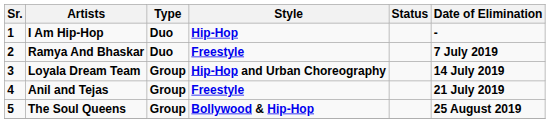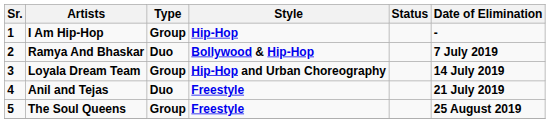(161, 33) Duo -> (168, 33) Group
(218, 52) Freestyle -> (253, 52) Bollywood & Hip-Hop
(168, 90) Group -> (161, 90) Duo
(253, 109) Bollywood & Hip-Hop -> (218, 109) Freestyle
